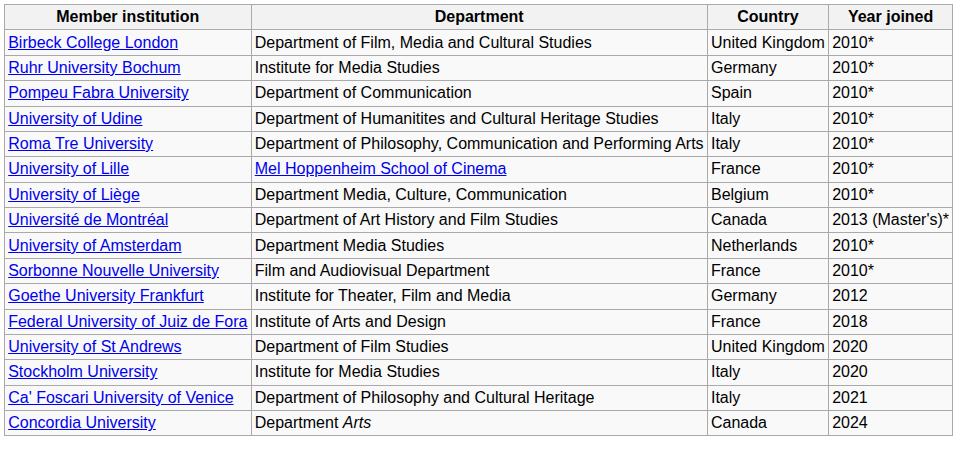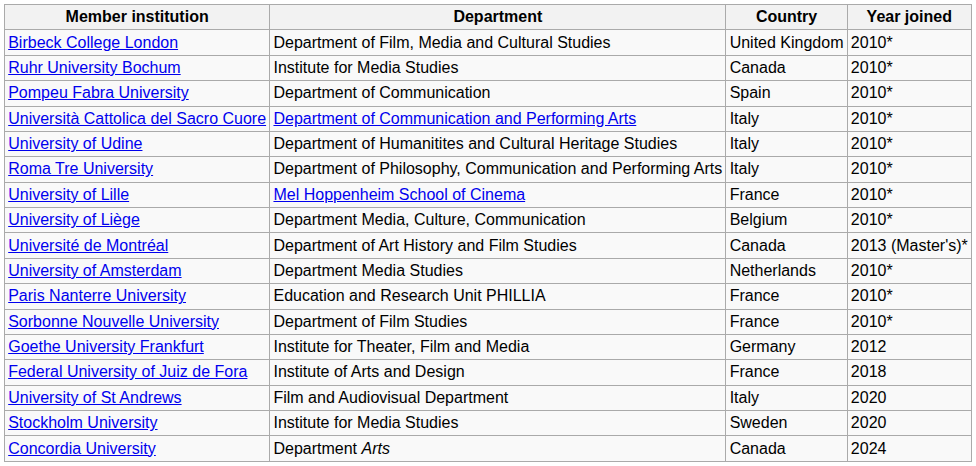(744, 67) Germany -> (758, 67) Canada
+ row: (137, 118)
+ row: (97, 296)
(372, 270) Film and Audiovisual Department -> (370, 321) Department of Film Studies
(352, 347) Department of Film Studies -> (391, 397) Film and Audiovisual Department
(768, 347) United Kingdom -> (744, 397) Italy
(726, 372) Italy -> (759, 423) Sweden
- row: (121, 397)
